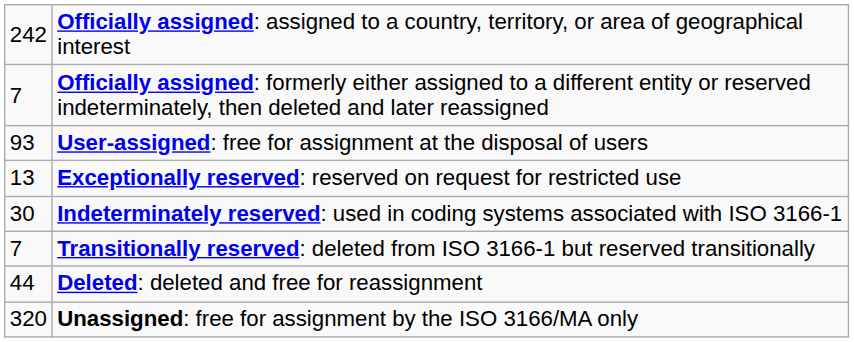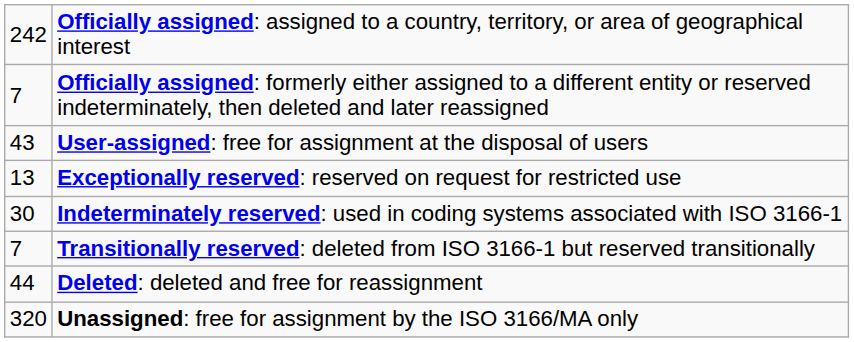(22, 142) 93 -> (22, 142) 43
